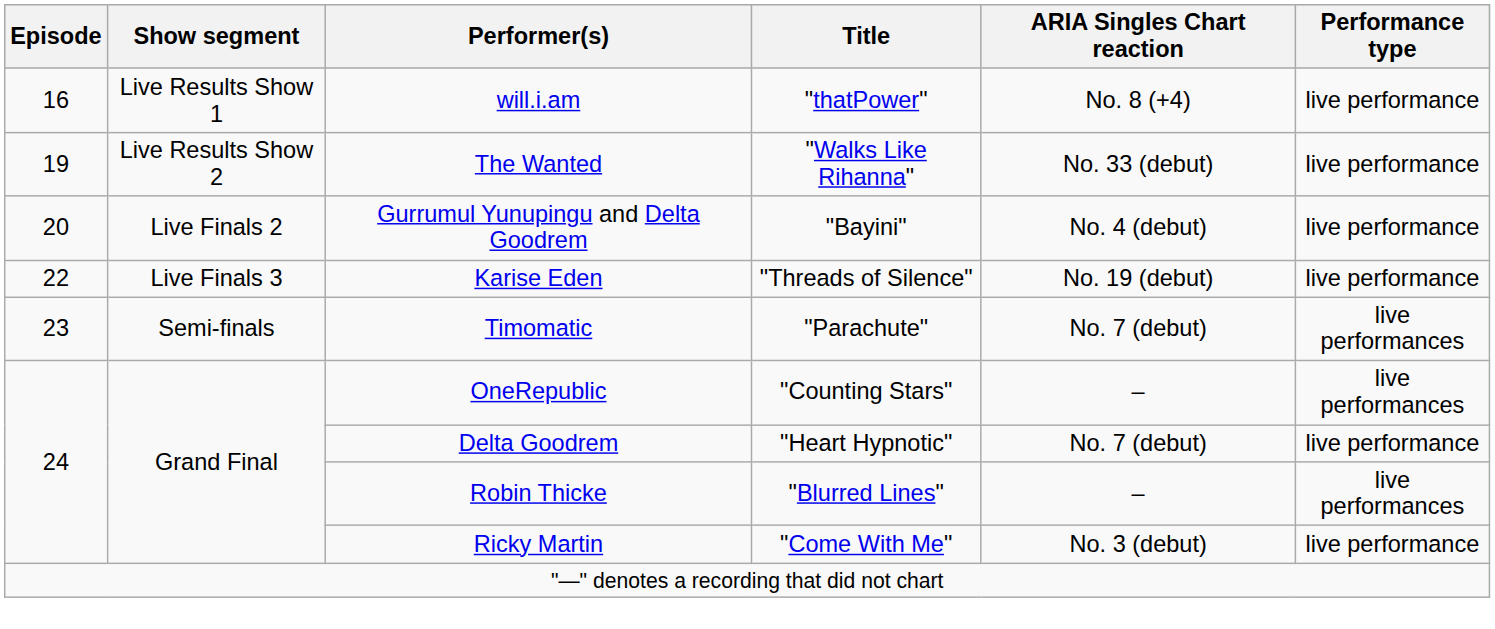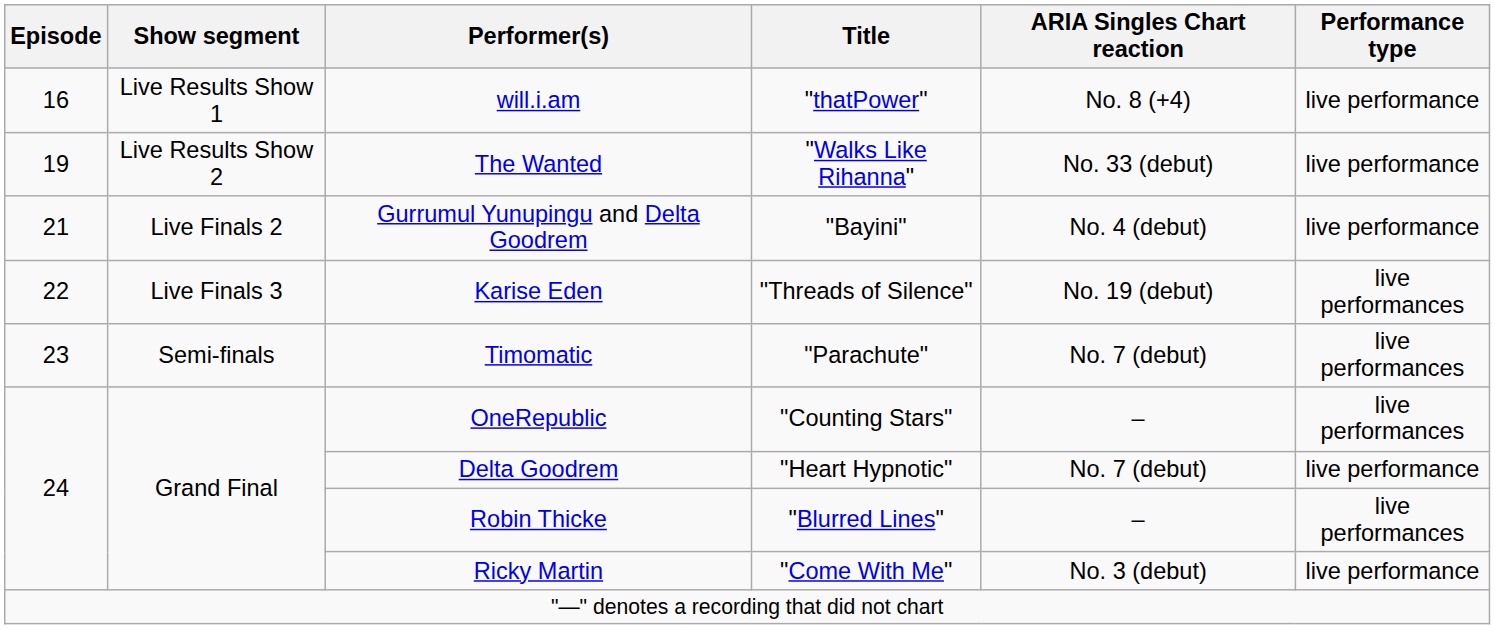(56, 227) 20 -> (56, 227) 21
(1392, 278) live performance -> (1392, 291) live performances
